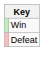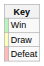+ row: (21, 39)
